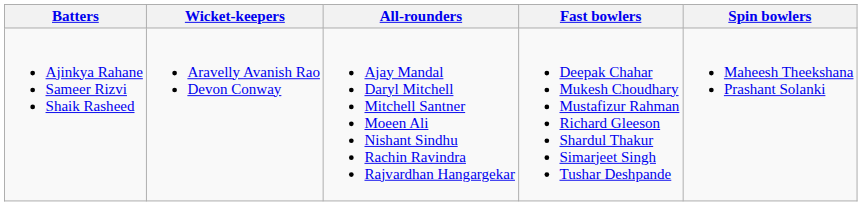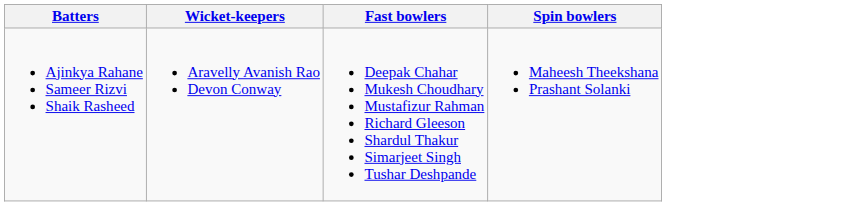- column: (421, 16)
